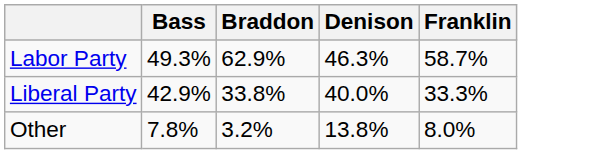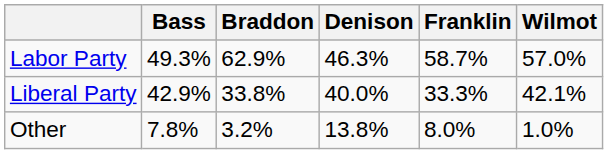+ column: (560, 22)
